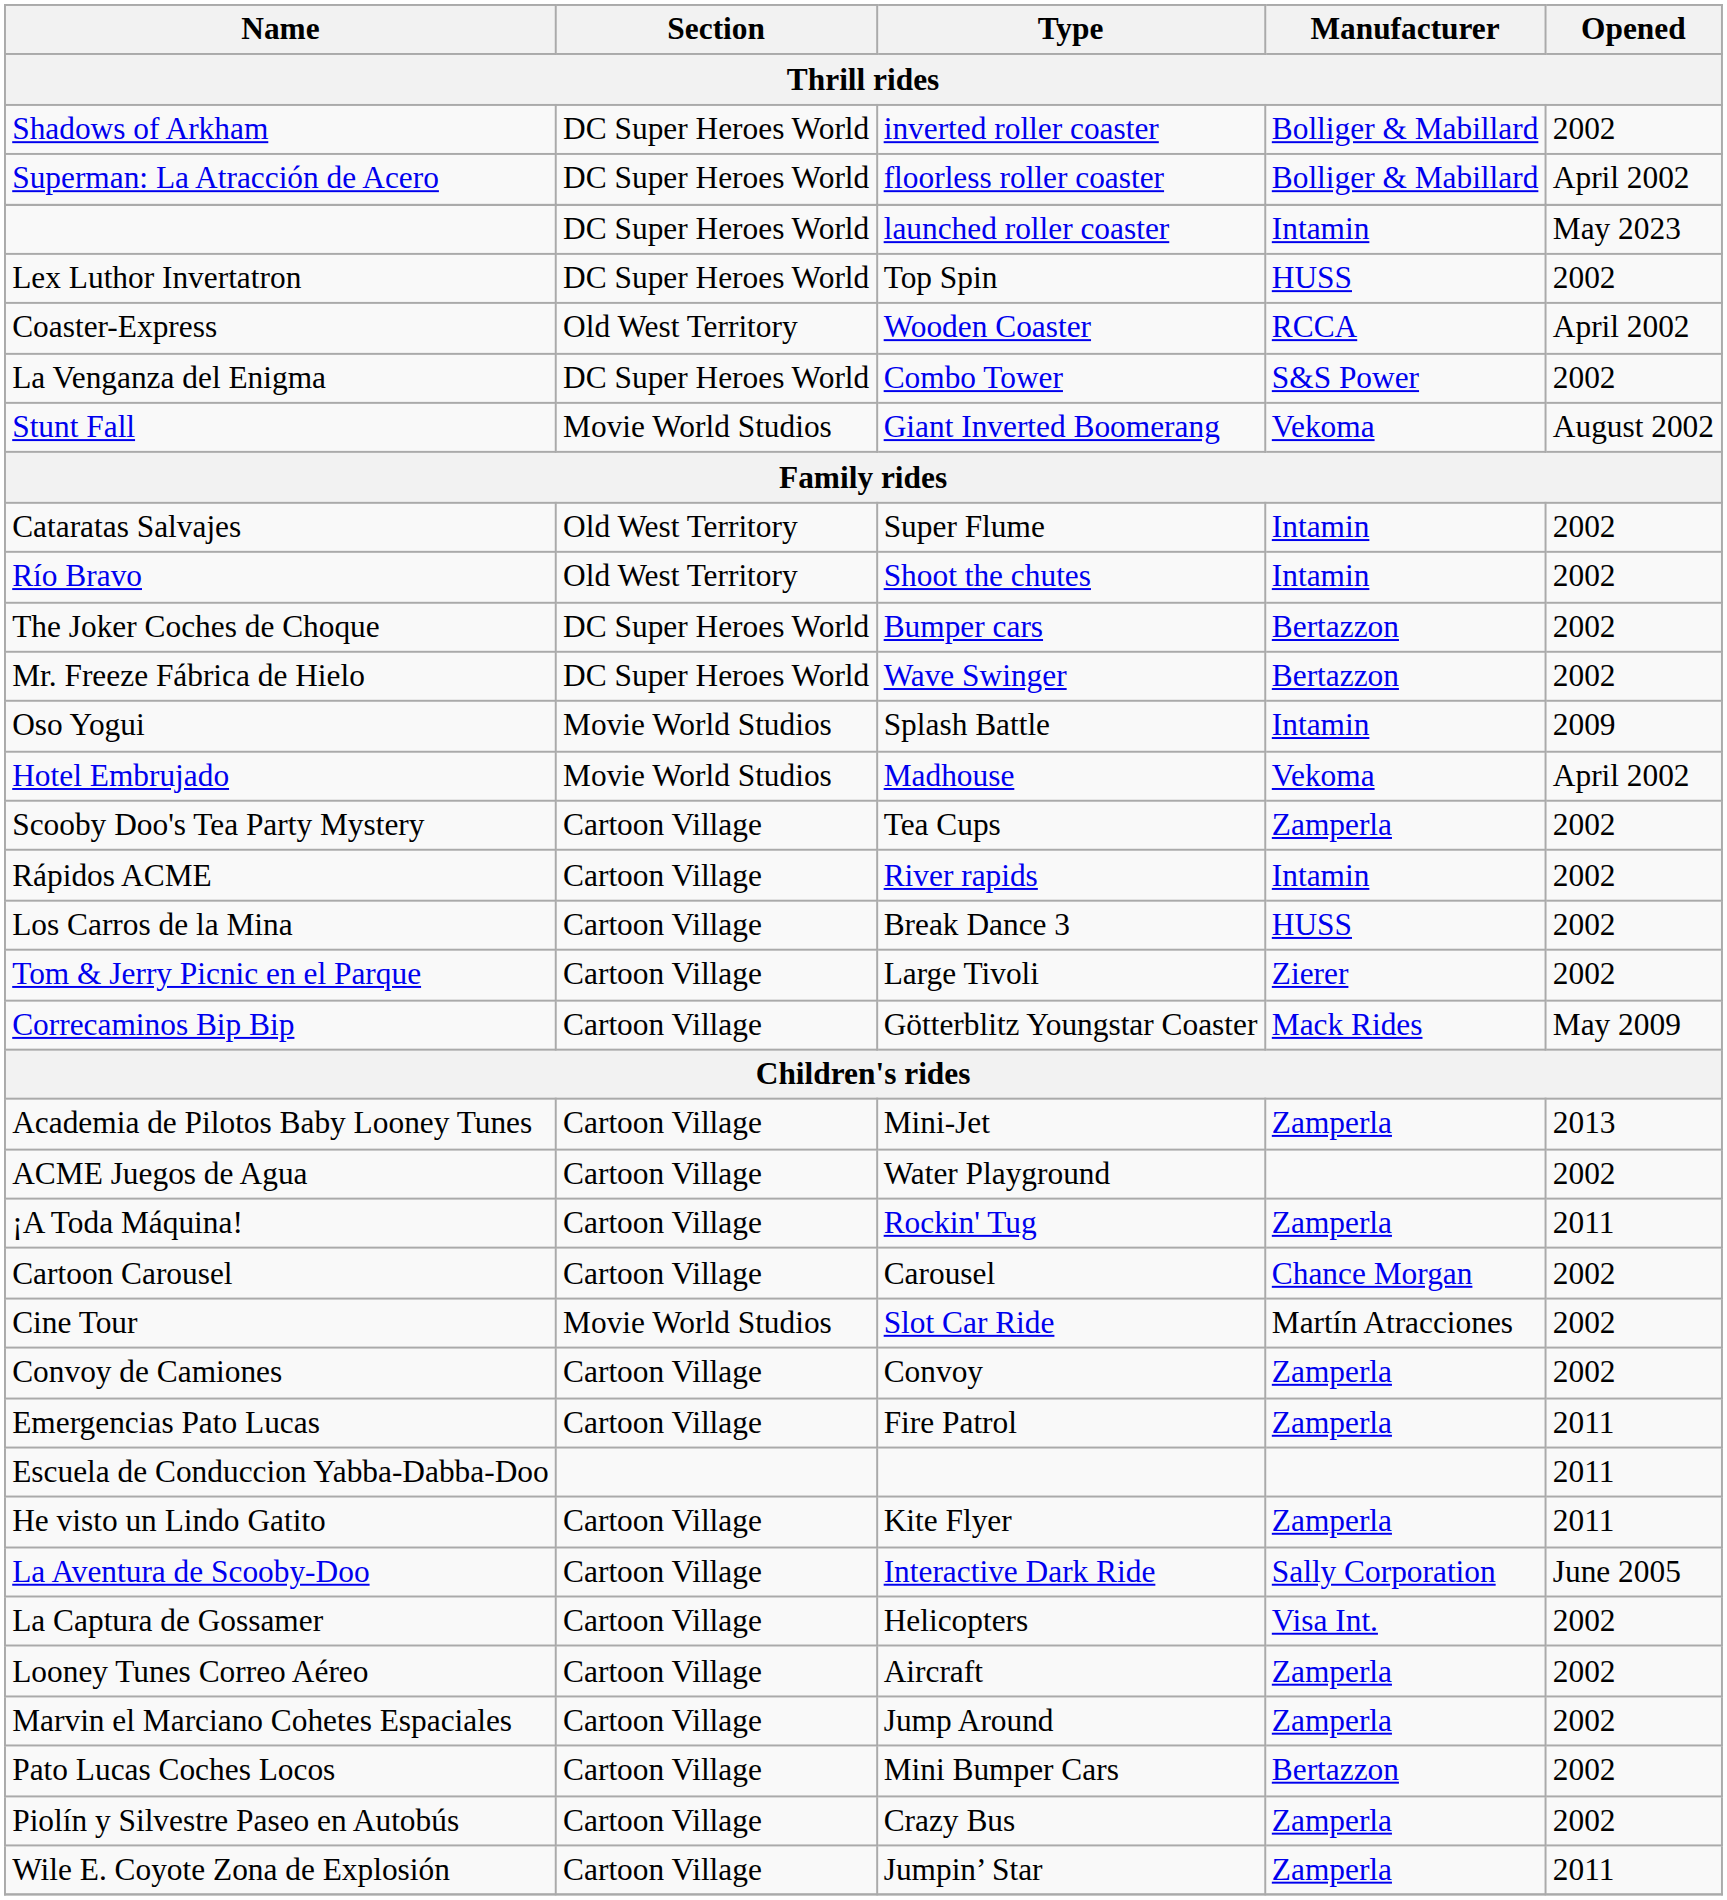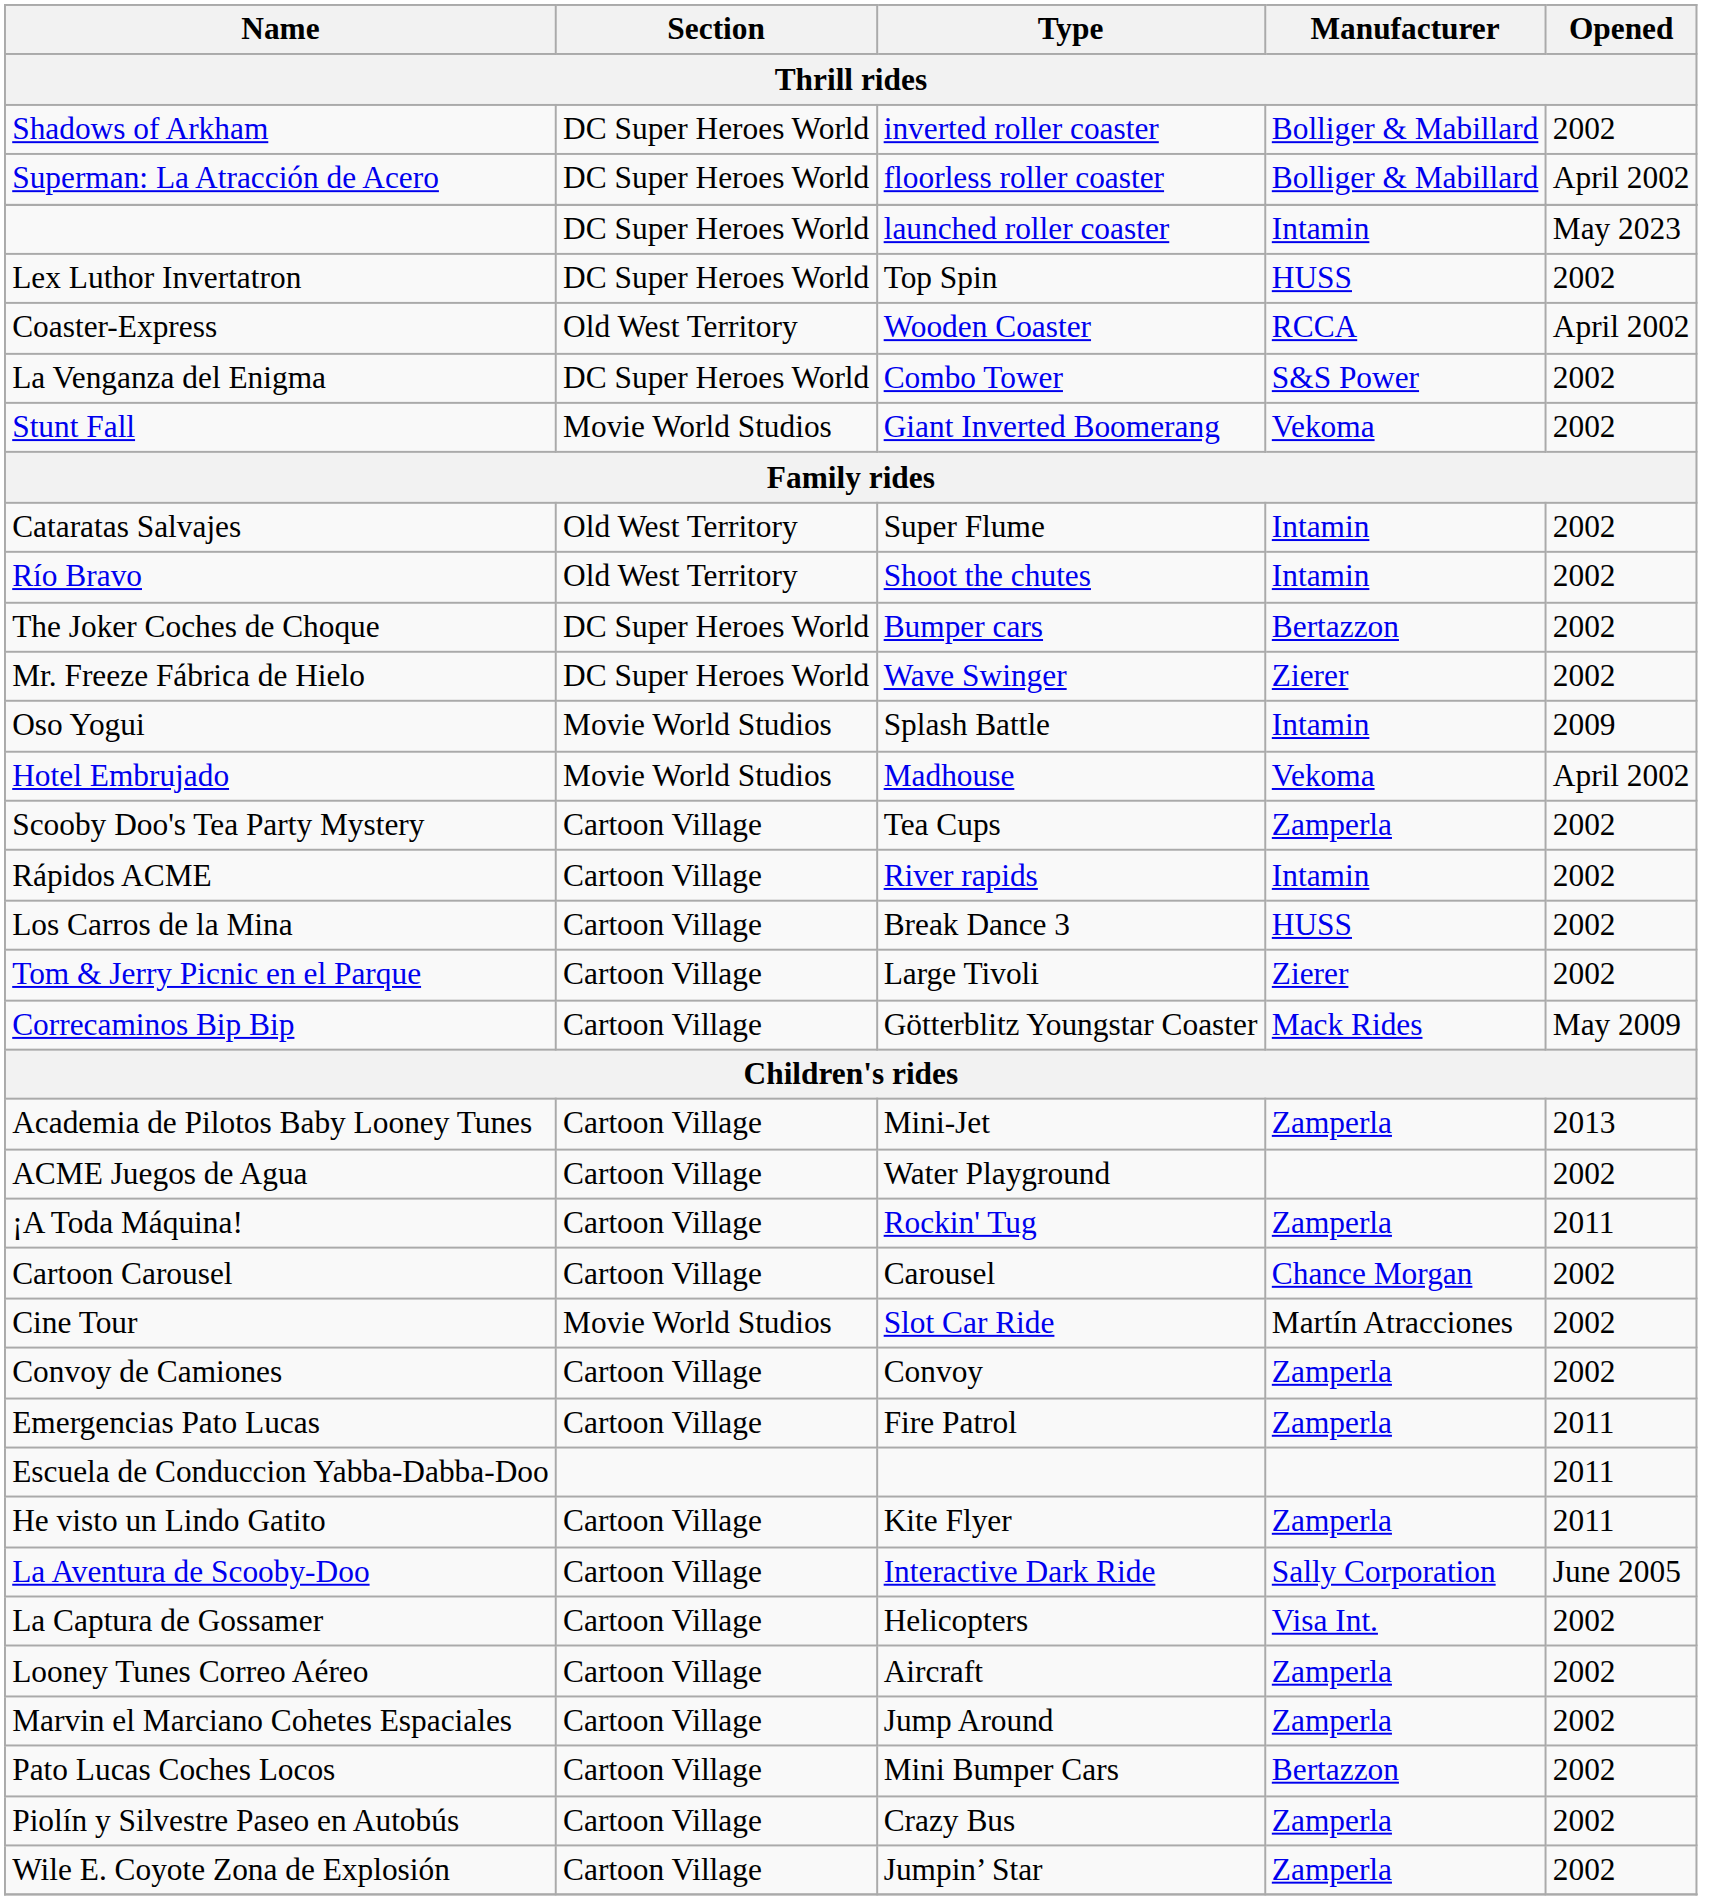(1633, 427) August 2002 -> (1584, 427) 2002
(1335, 675) Bertazzon -> (1310, 675) Zierer
(1584, 1869) 2011 -> (1584, 1869) 2002
